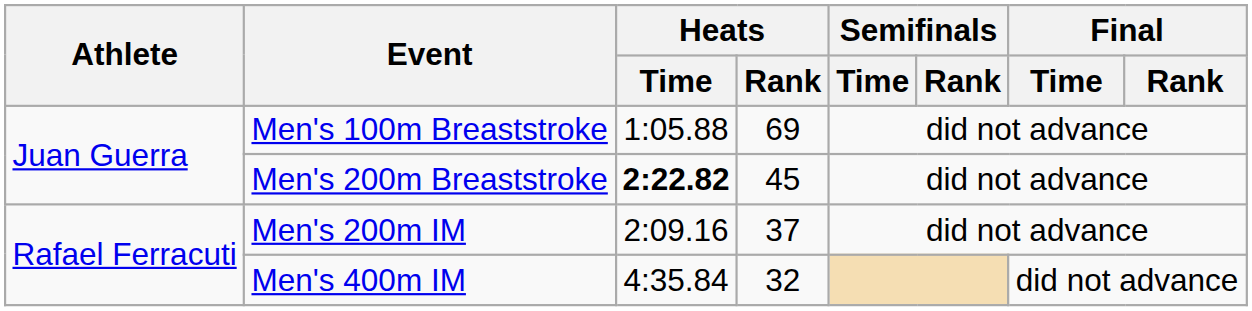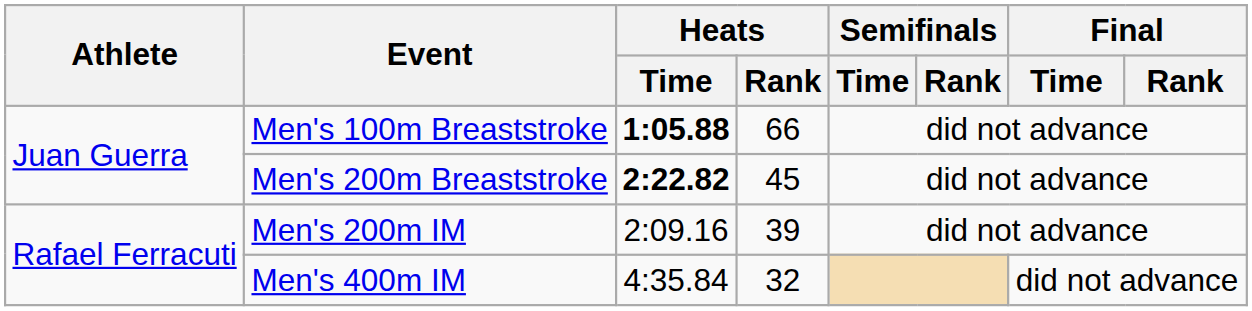(676, 130) normal -> (676, 130) bold
(783, 130) 69 -> (783, 130) 66
(783, 230) 37 -> (783, 230) 39
